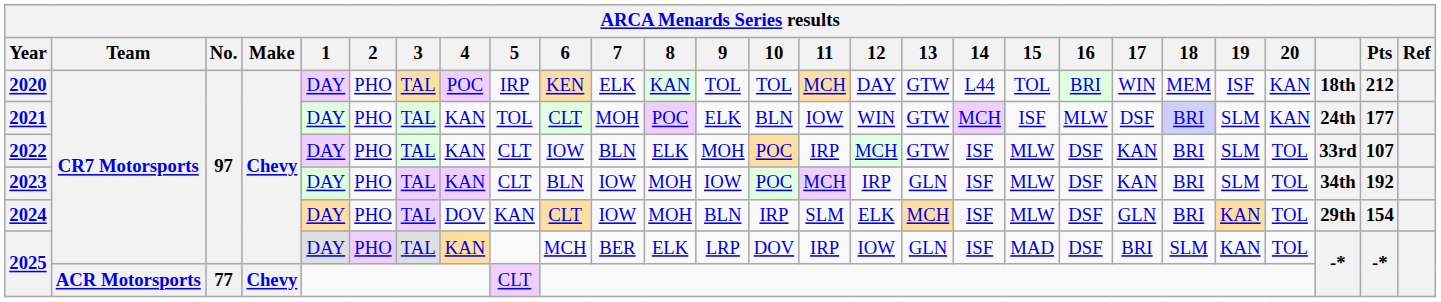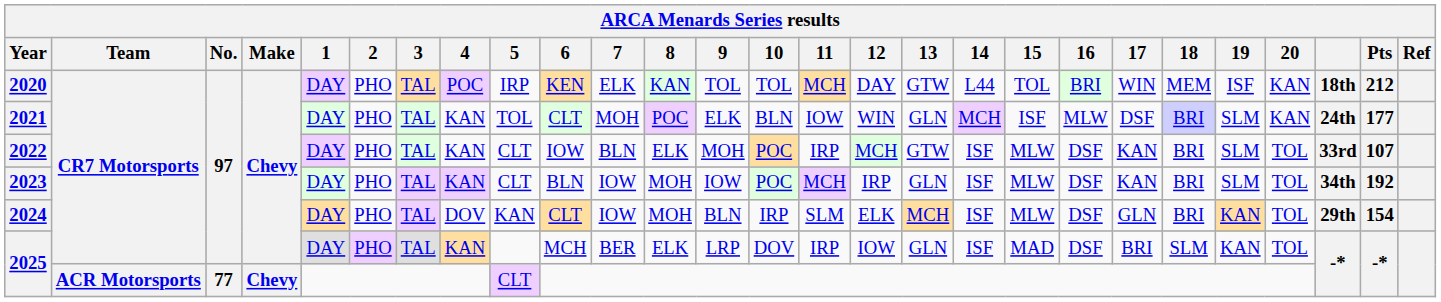(928, 117) GTW -> (928, 117) GLN
